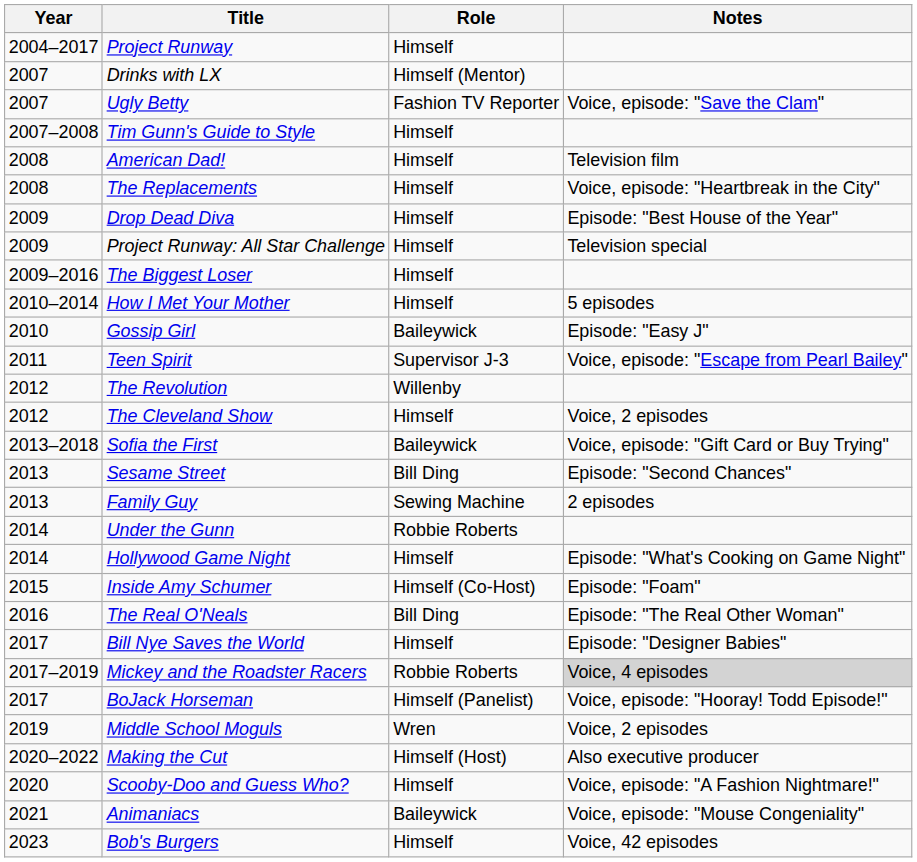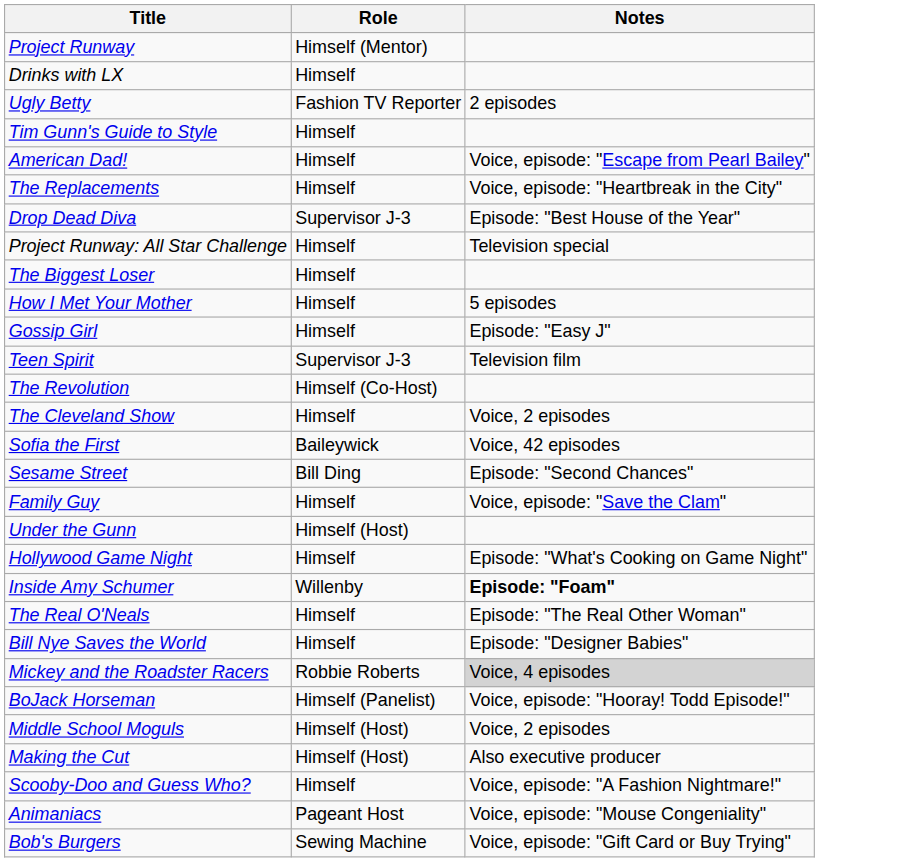- column: (54, 18)
(423, 47) Himself -> (361, 47) Himself (Mentor)
(459, 75) Himself (Mentor) -> (325, 75) Himself
(696, 103) Voice, episode: "Save the Clam" -> (513, 103) 2 episodes
(623, 160) Television film -> (640, 160) Voice, episode: "Escape from Pearl Bailey"
(423, 217) Himself -> (353, 217) Supervisor J-3
(435, 331) Baileywick -> (325, 331) Himself
(738, 359) Voice, episode: "Escape from Pearl Bailey" -> (525, 359) Television film
(427, 388) Willenby -> (366, 388) Himself (Co-Host)
(728, 445) Voice, episode: "Gift Card or Buy Trying" -> (545, 445) Voice, 42 episodes
(459, 501) Sewing Machine -> (325, 501) Himself
(611, 501) 2 episodes -> (598, 501) Voice, episode: "Save the Clam"
(455, 530) Robbie Roberts -> (352, 530) Himself (Host)
(464, 587) Himself (Co-Host) -> (329, 587) Willenby
(634, 587) normal -> (542, 587) bold
(426, 615) Bill Ding -> (325, 615) Himself
(414, 729) Wren -> (352, 729) Himself (Host)
(435, 814) Baileywick -> (349, 814) Pageant Host
(423, 842) Himself -> (361, 842) Sewing Machine
(643, 842) Voice, 42 episodes -> (630, 842) Voice, episode: "Gift Card or Buy Trying"
